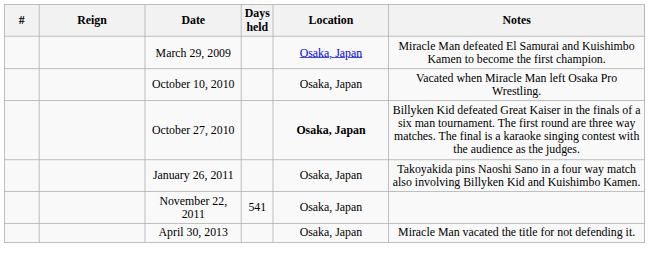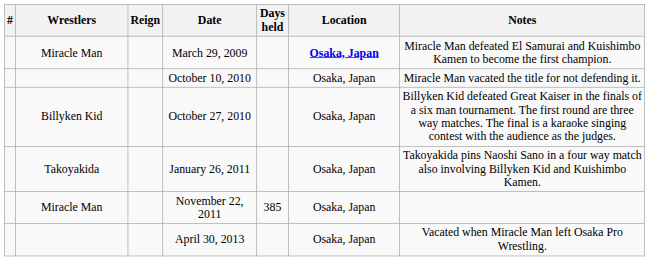+ column: (72, 20)
(331, 52) normal -> (344, 52) bold
(517, 84) Vacated when Miracle Man left Osaka Pro Wrestling. -> (522, 78) Miracle Man vacated the title for not defending it.
(331, 130) bold -> (344, 116) normal
(257, 207) 541 -> (272, 207) 385
(517, 233) Miracle Man vacated the title for not defending it. -> (522, 239) Vacated when Miracle Man left Osaka Pro Wrestling.
